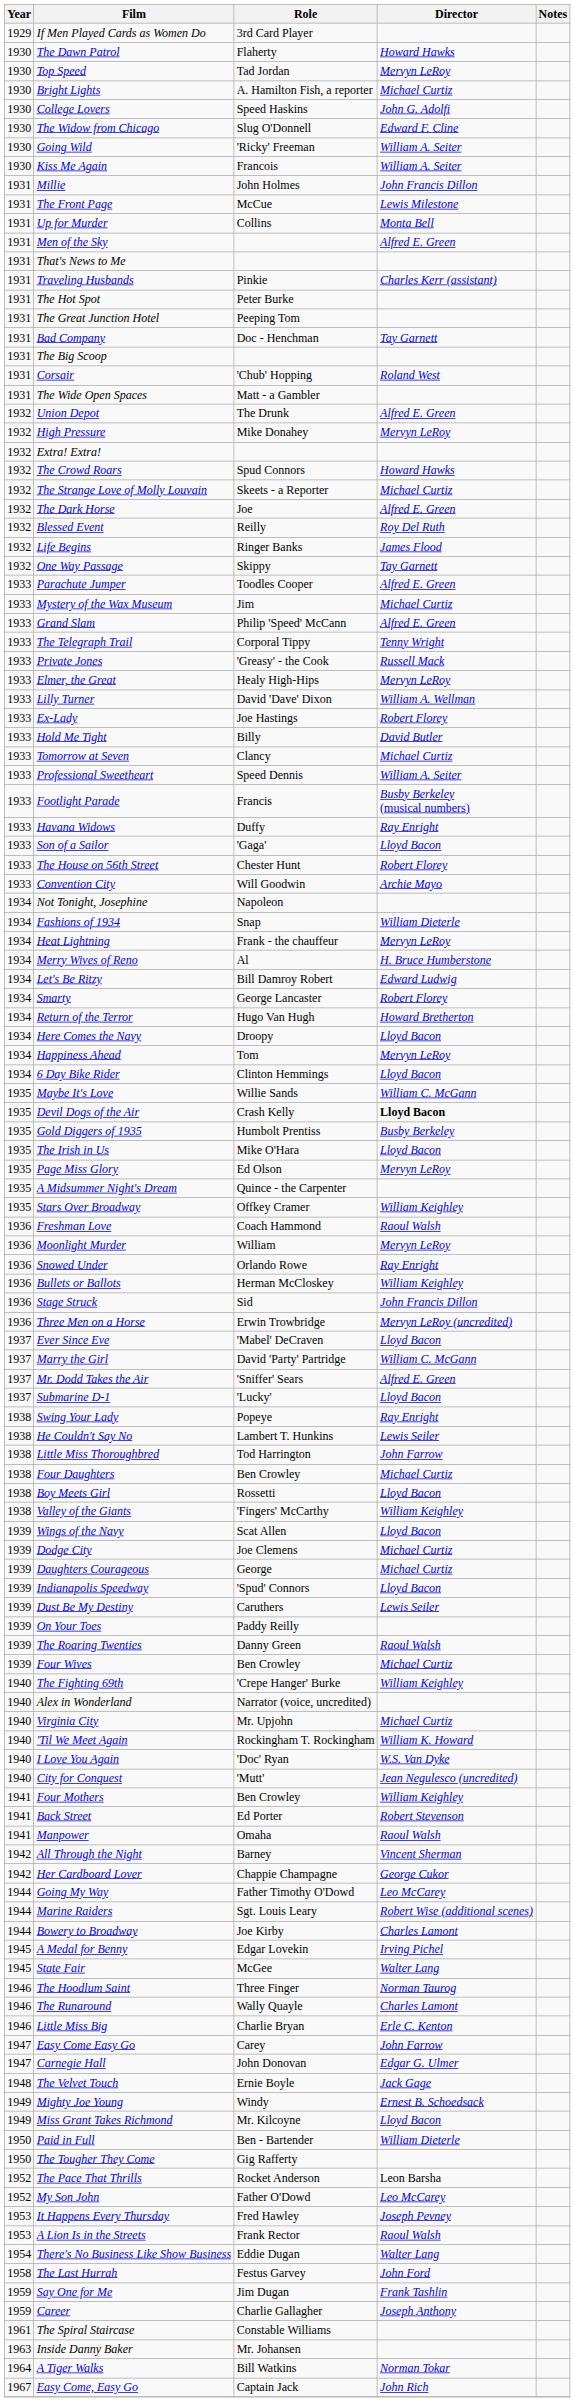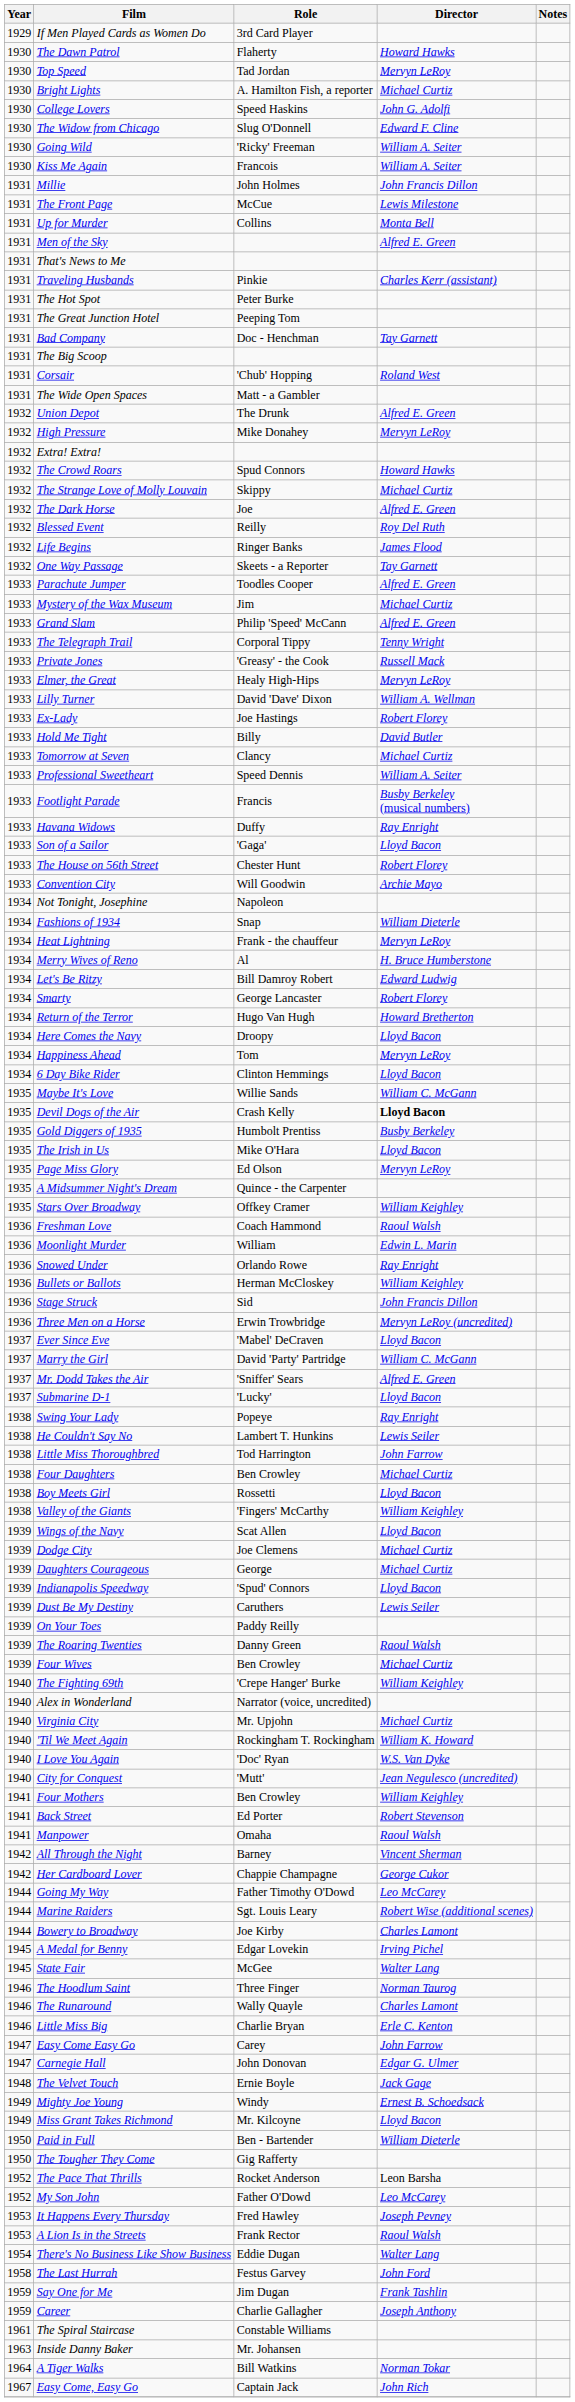(282, 489) Skeets - a Reporter -> (254, 489) Skippy
(254, 565) Skippy -> (282, 565) Skeets - a Reporter
(415, 1245) Mervyn LeRoy -> (418, 1245) Edwin L. Marin
